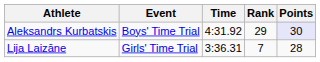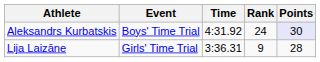(261, 31) 29 -> (261, 31) 24
(261, 49) 7 -> (261, 49) 9
